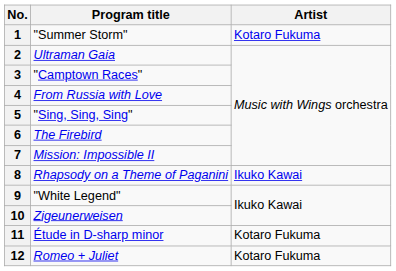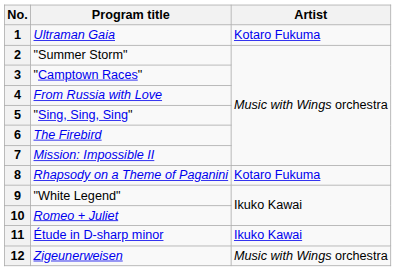(80, 35) "Summer Storm" -> (74, 35) Ultraman Gaia
(74, 55) Ultraman Gaia -> (80, 55) "Summer Storm"
(268, 175) Ikuko Kawai -> (277, 175) Kotaro Fukuma
(78, 215) Zigeunerweisen -> (76, 215) Romeo + Juliet
(277, 235) Kotaro Fukuma -> (268, 235) Ikuko Kawai
(76, 255) Romeo + Juliet -> (78, 255) Zigeunerweisen
(277, 255) Kotaro Fukuma -> (311, 255) Music with Wings orchestra
